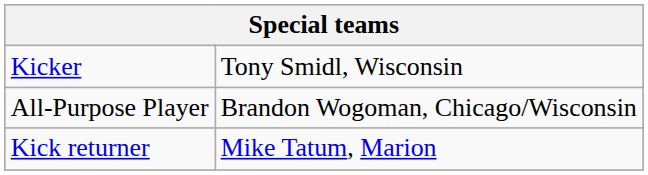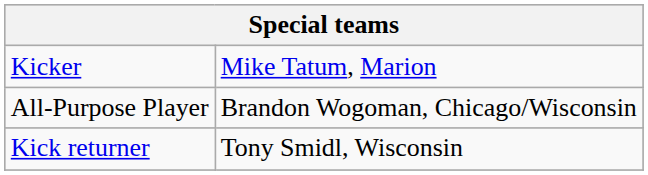(342, 66) Tony Smidl, Wisconsin -> (329, 66) Mike Tatum, Marion
(329, 148) Mike Tatum, Marion -> (342, 148) Tony Smidl, Wisconsin
